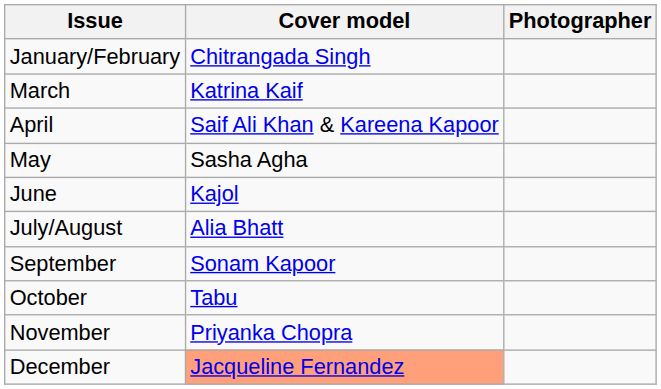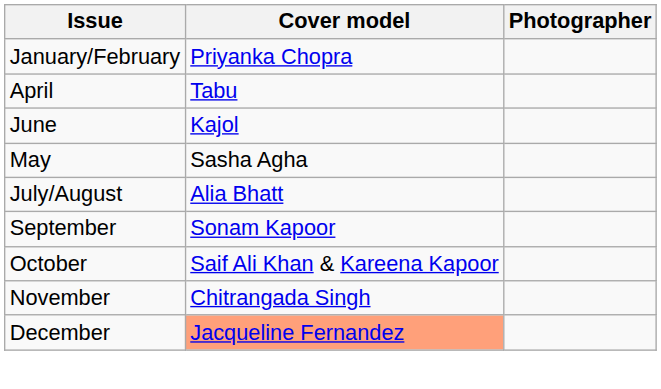(280, 56) Chitrangada Singh -> (271, 56) Priyanka Chopra
- row: (40, 90)
(344, 125) Saif Ali Khan & Kareena Kapoor -> (214, 90) Tabu
rows swapped: (30, 159) <-> (33, 194)
(214, 297) Tabu -> (344, 263) Saif Ali Khan & Kareena Kapoor
(271, 332) Priyanka Chopra -> (280, 297) Chitrangada Singh
